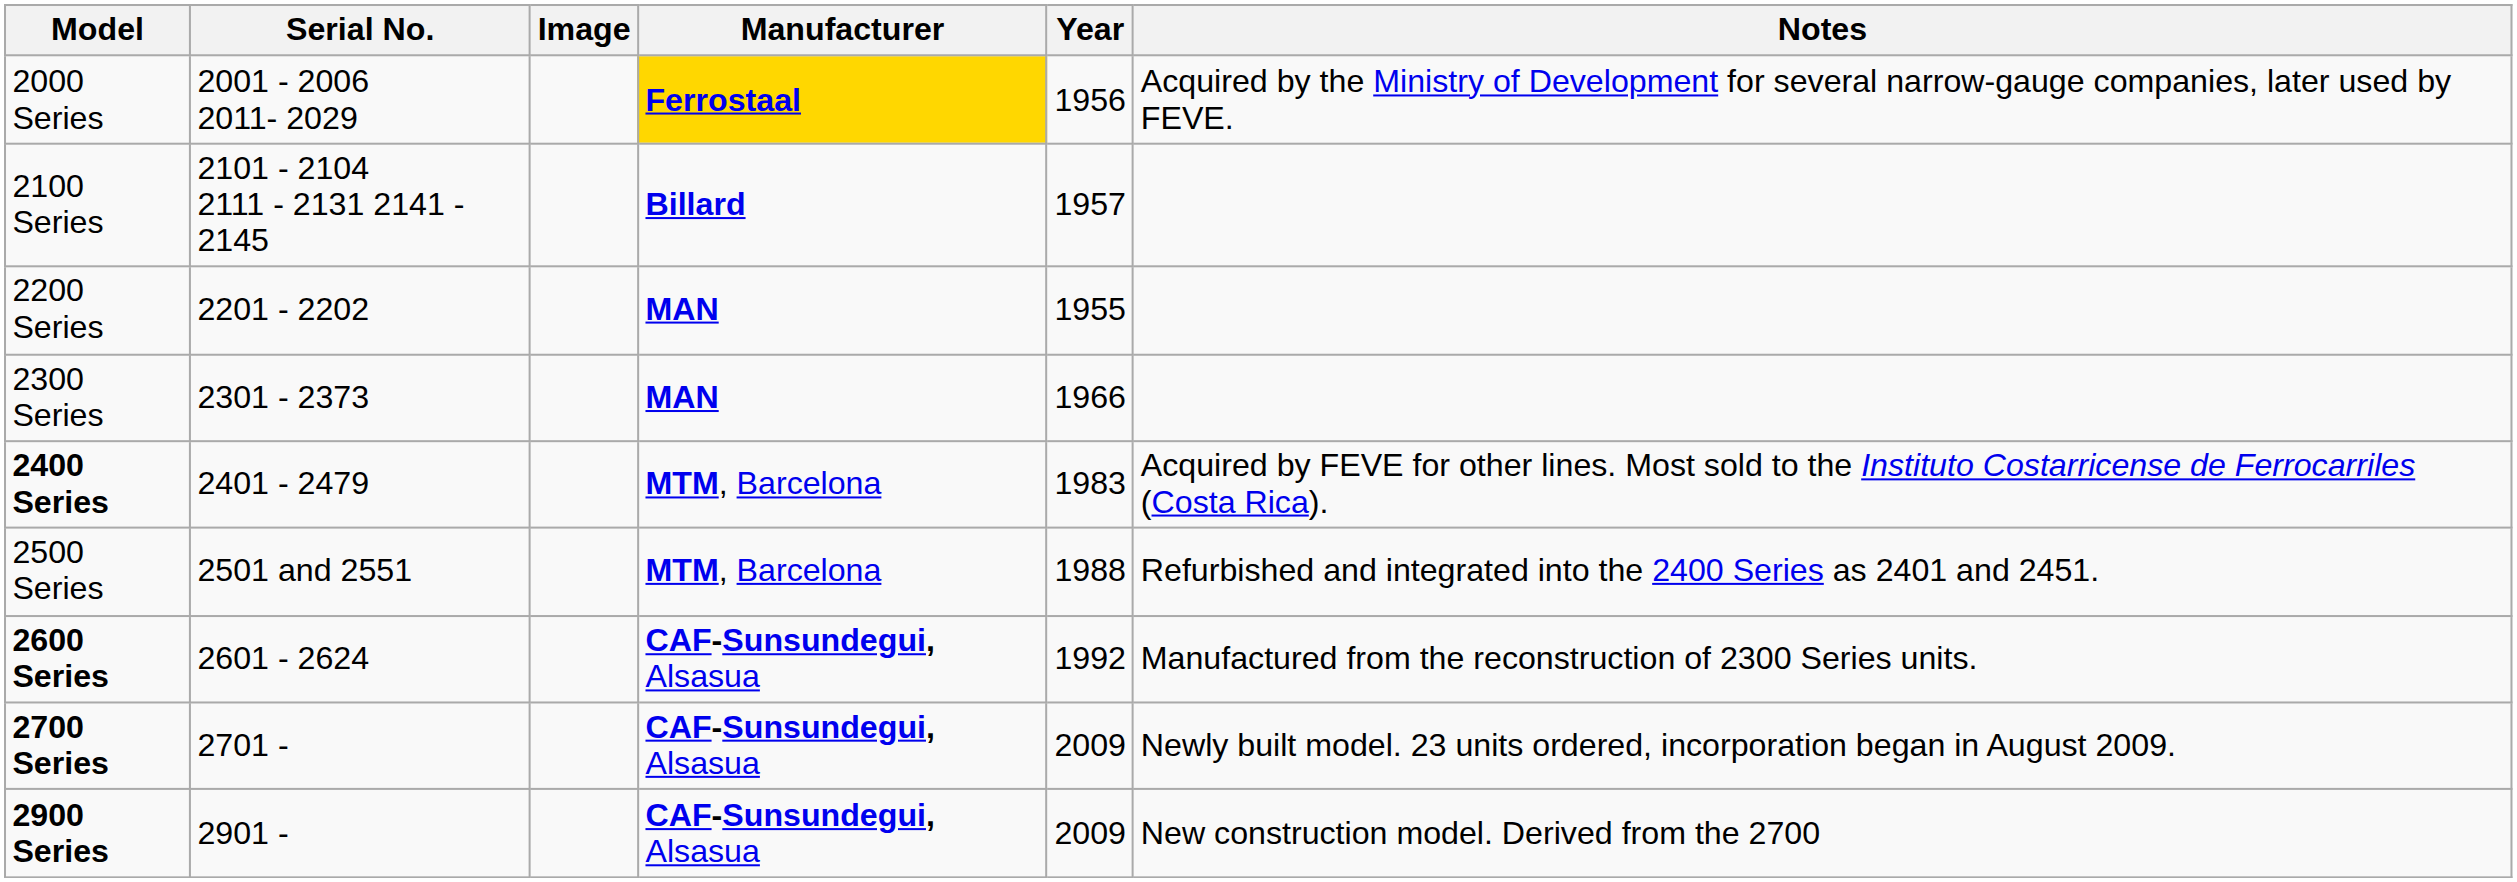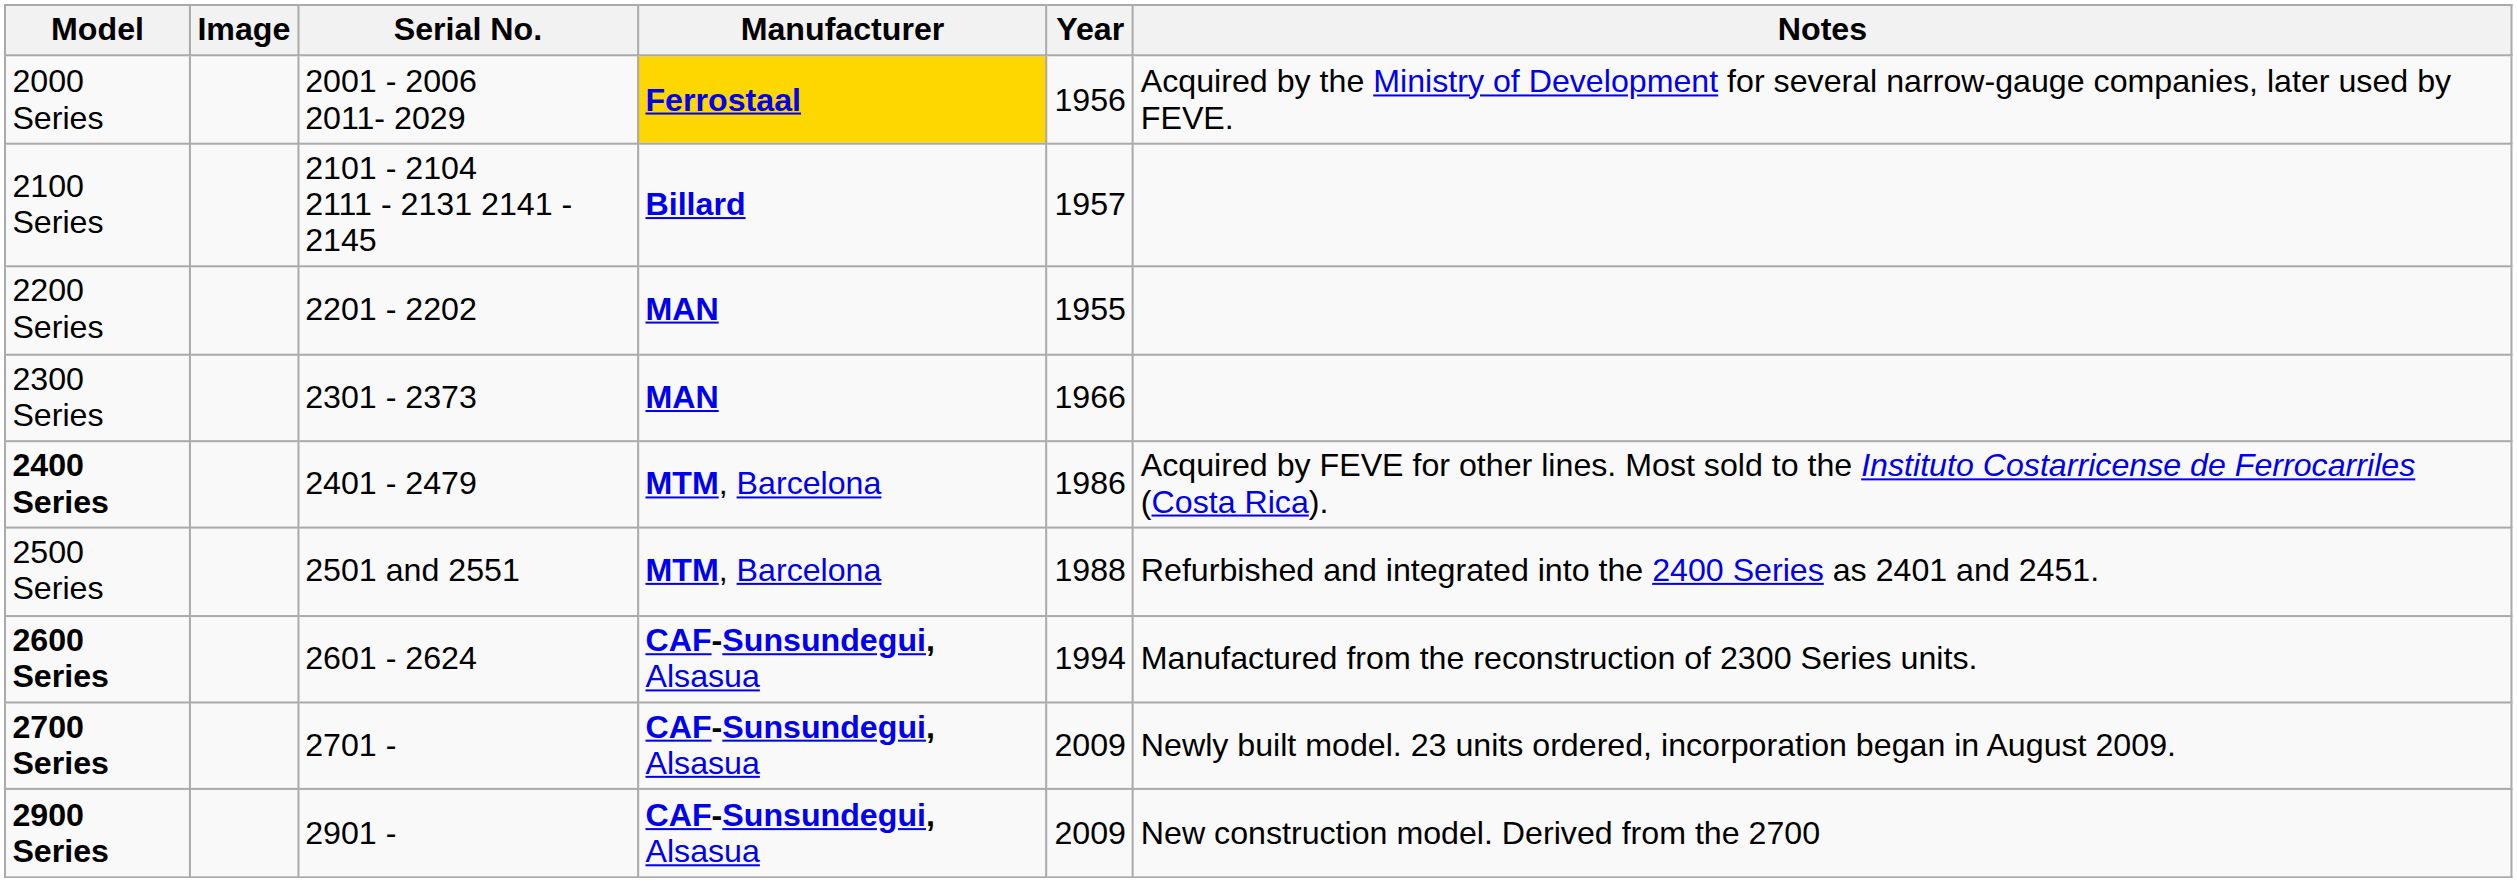columns swapped: (584, 30) <-> (360, 30)
(1090, 484) 1983 -> (1090, 484) 1986
(1090, 658) 1992 -> (1090, 658) 1994
